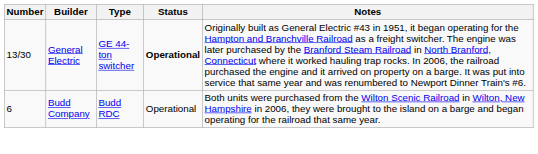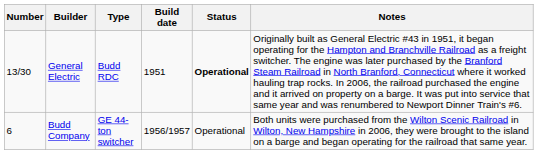+ column: (167, 17)
(116, 55) GE 44-ton switcher -> (109, 71) Budd RDC
(110, 109) Budd RDC -> (116, 131) GE 44-ton switcher
